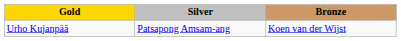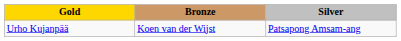columns swapped: (200, 12) <-> (331, 12)
